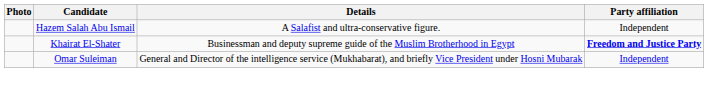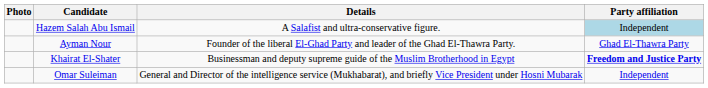(644, 28) no background -> (644, 28) lightblue background
+ row: (85, 44)
